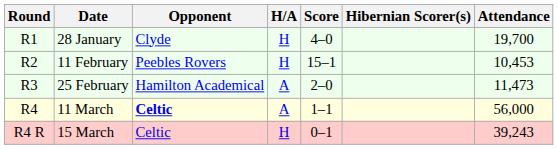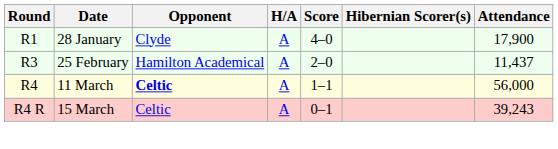(284, 39) H -> (284, 39) A
(514, 39) 19,700 -> (514, 39) 17,900
- row: (93, 62)
(514, 86) 11,473 -> (514, 62) 11,437
(284, 132) H -> (284, 109) A
